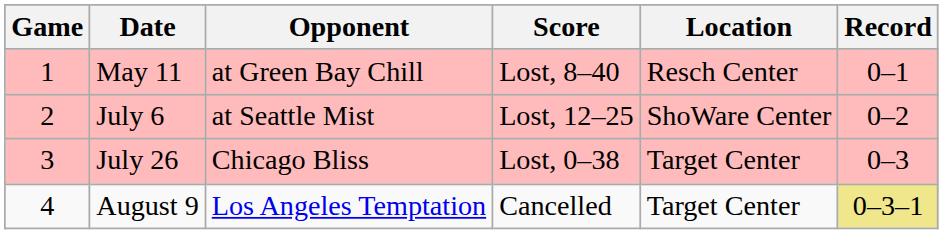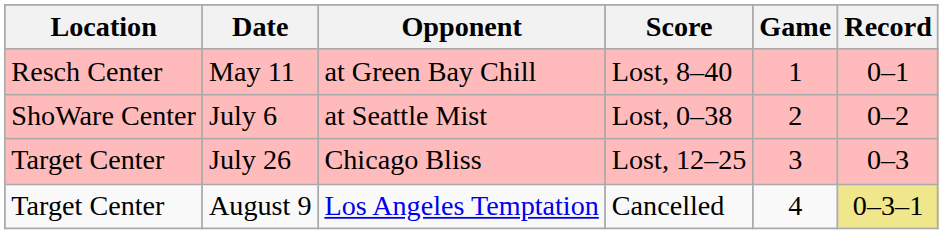columns swapped: (47, 26) <-> (739, 26)
(566, 116) Lost, 12–25 -> (672, 116) Lost, 0–38
(559, 160) Lost, 0–38 -> (679, 160) Lost, 12–25
